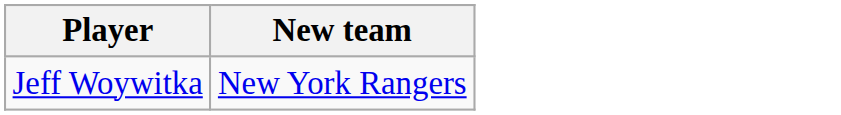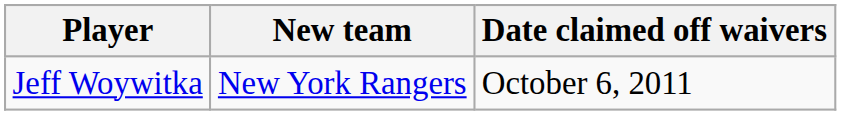+ column: (654, 30)
